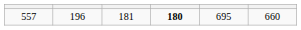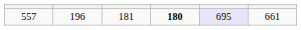(224, 17) no background -> (224, 17) lavender background
(272, 17) 660 -> (272, 17) 661
